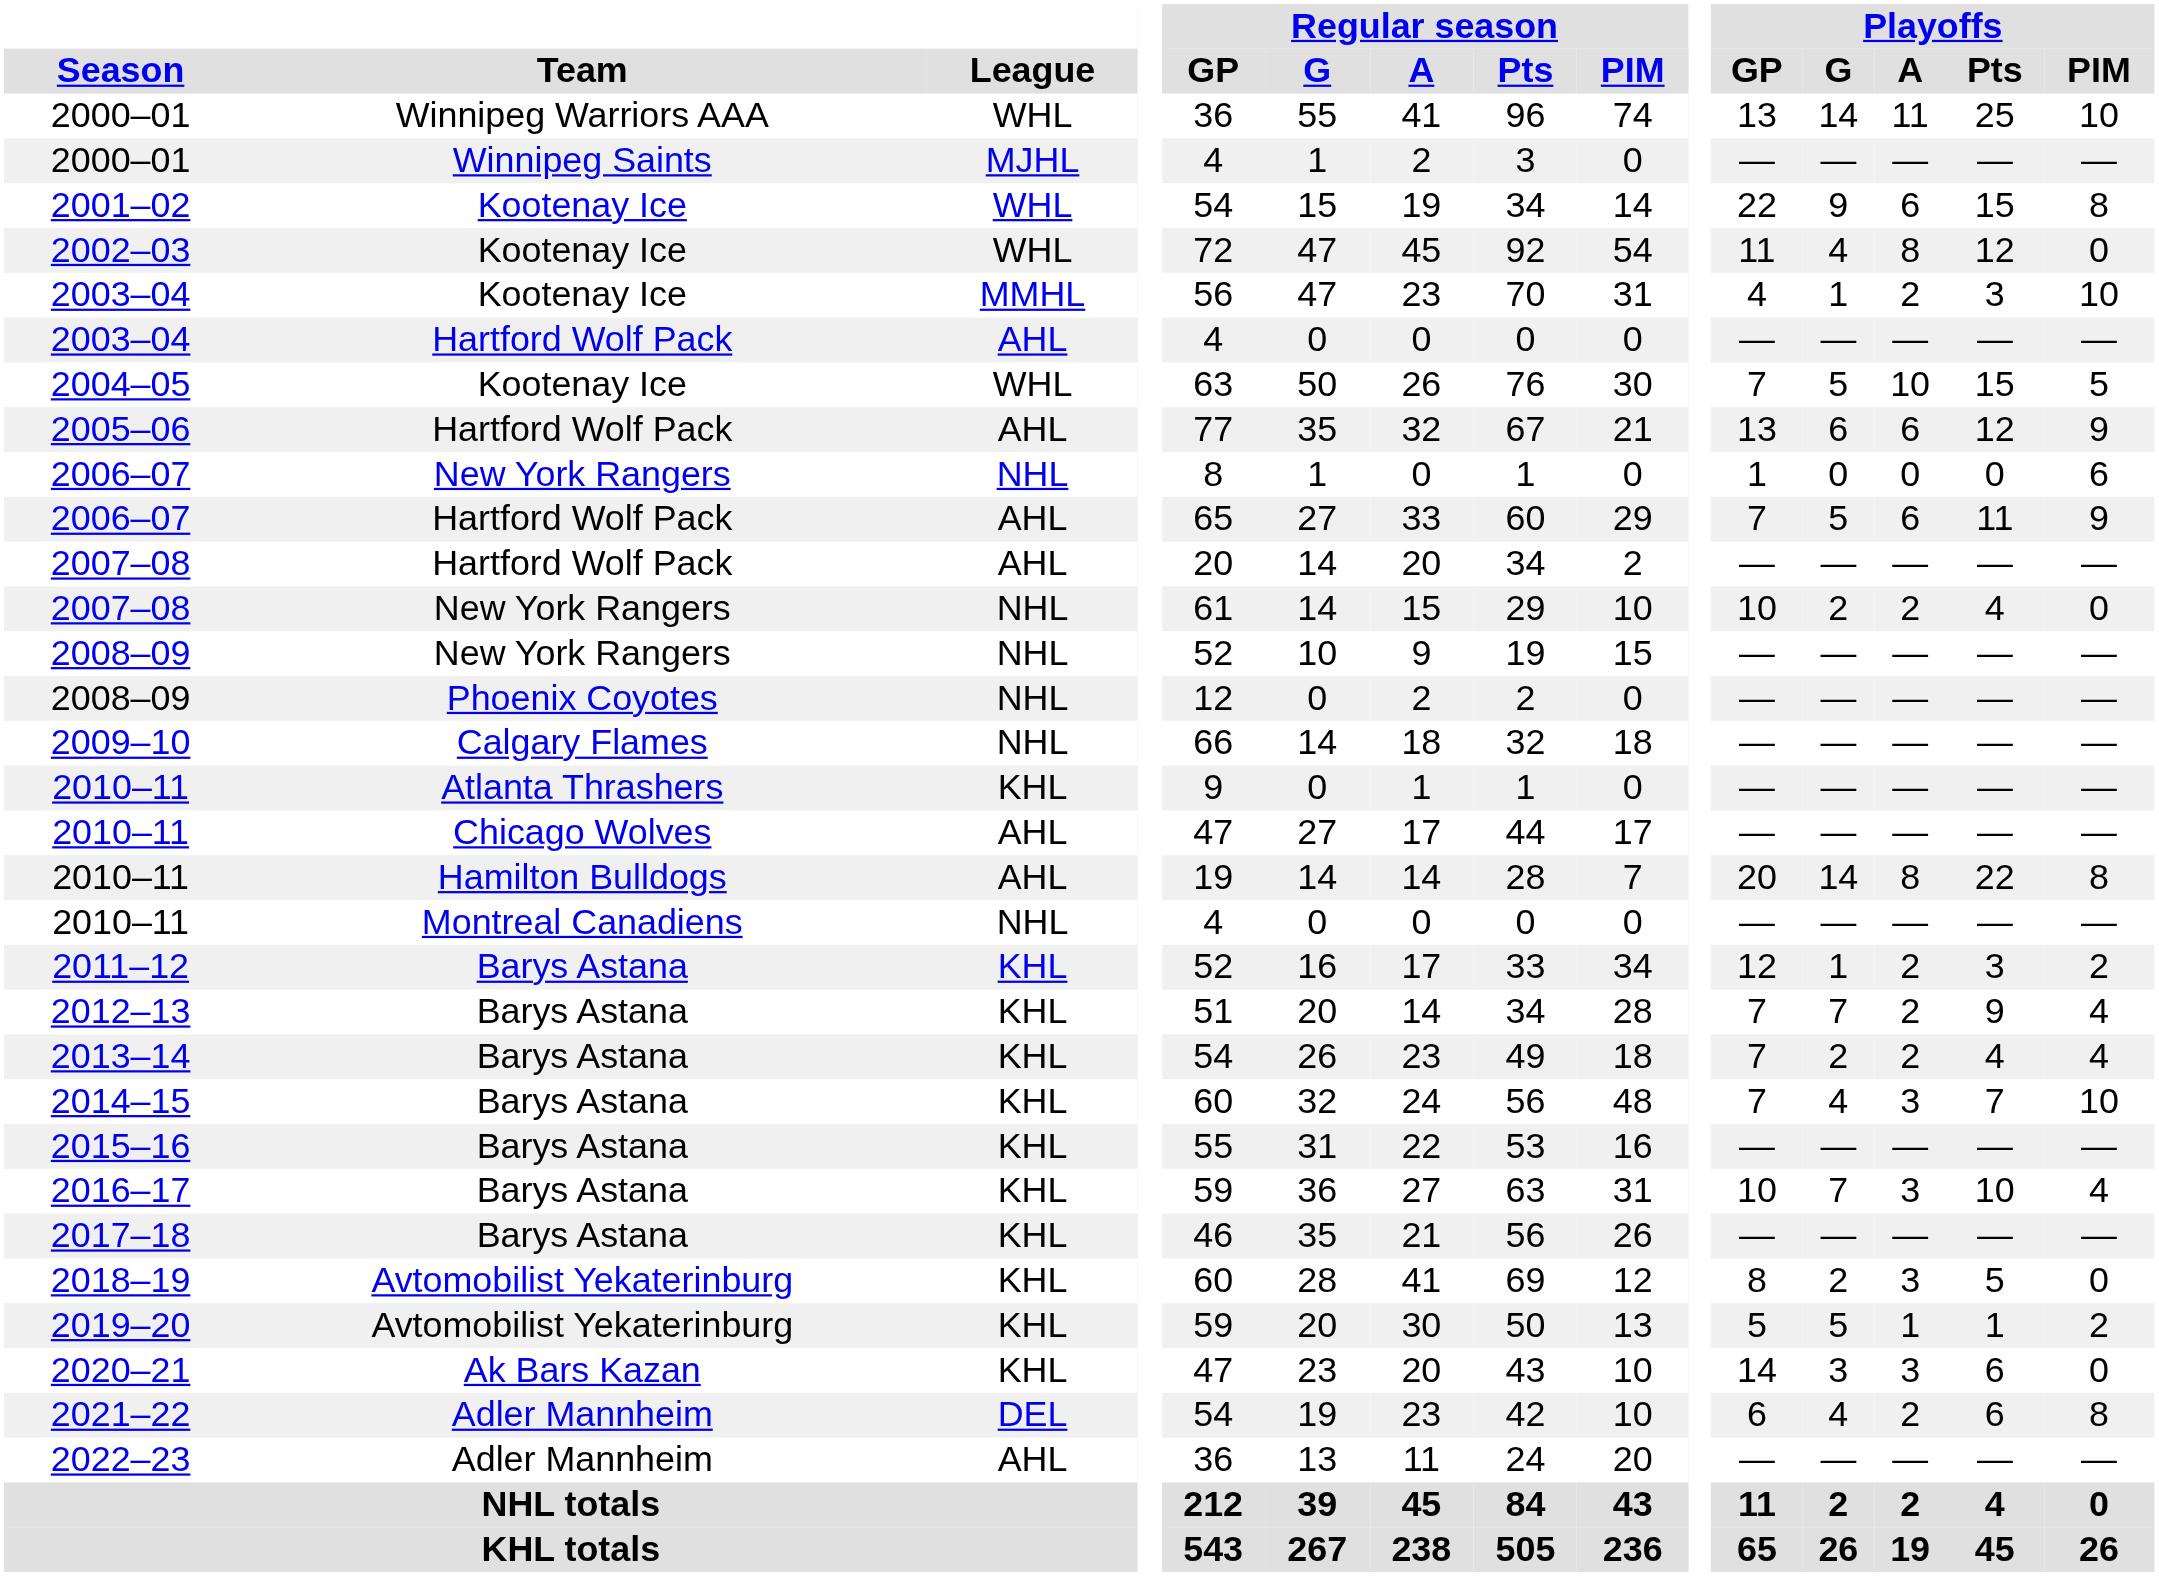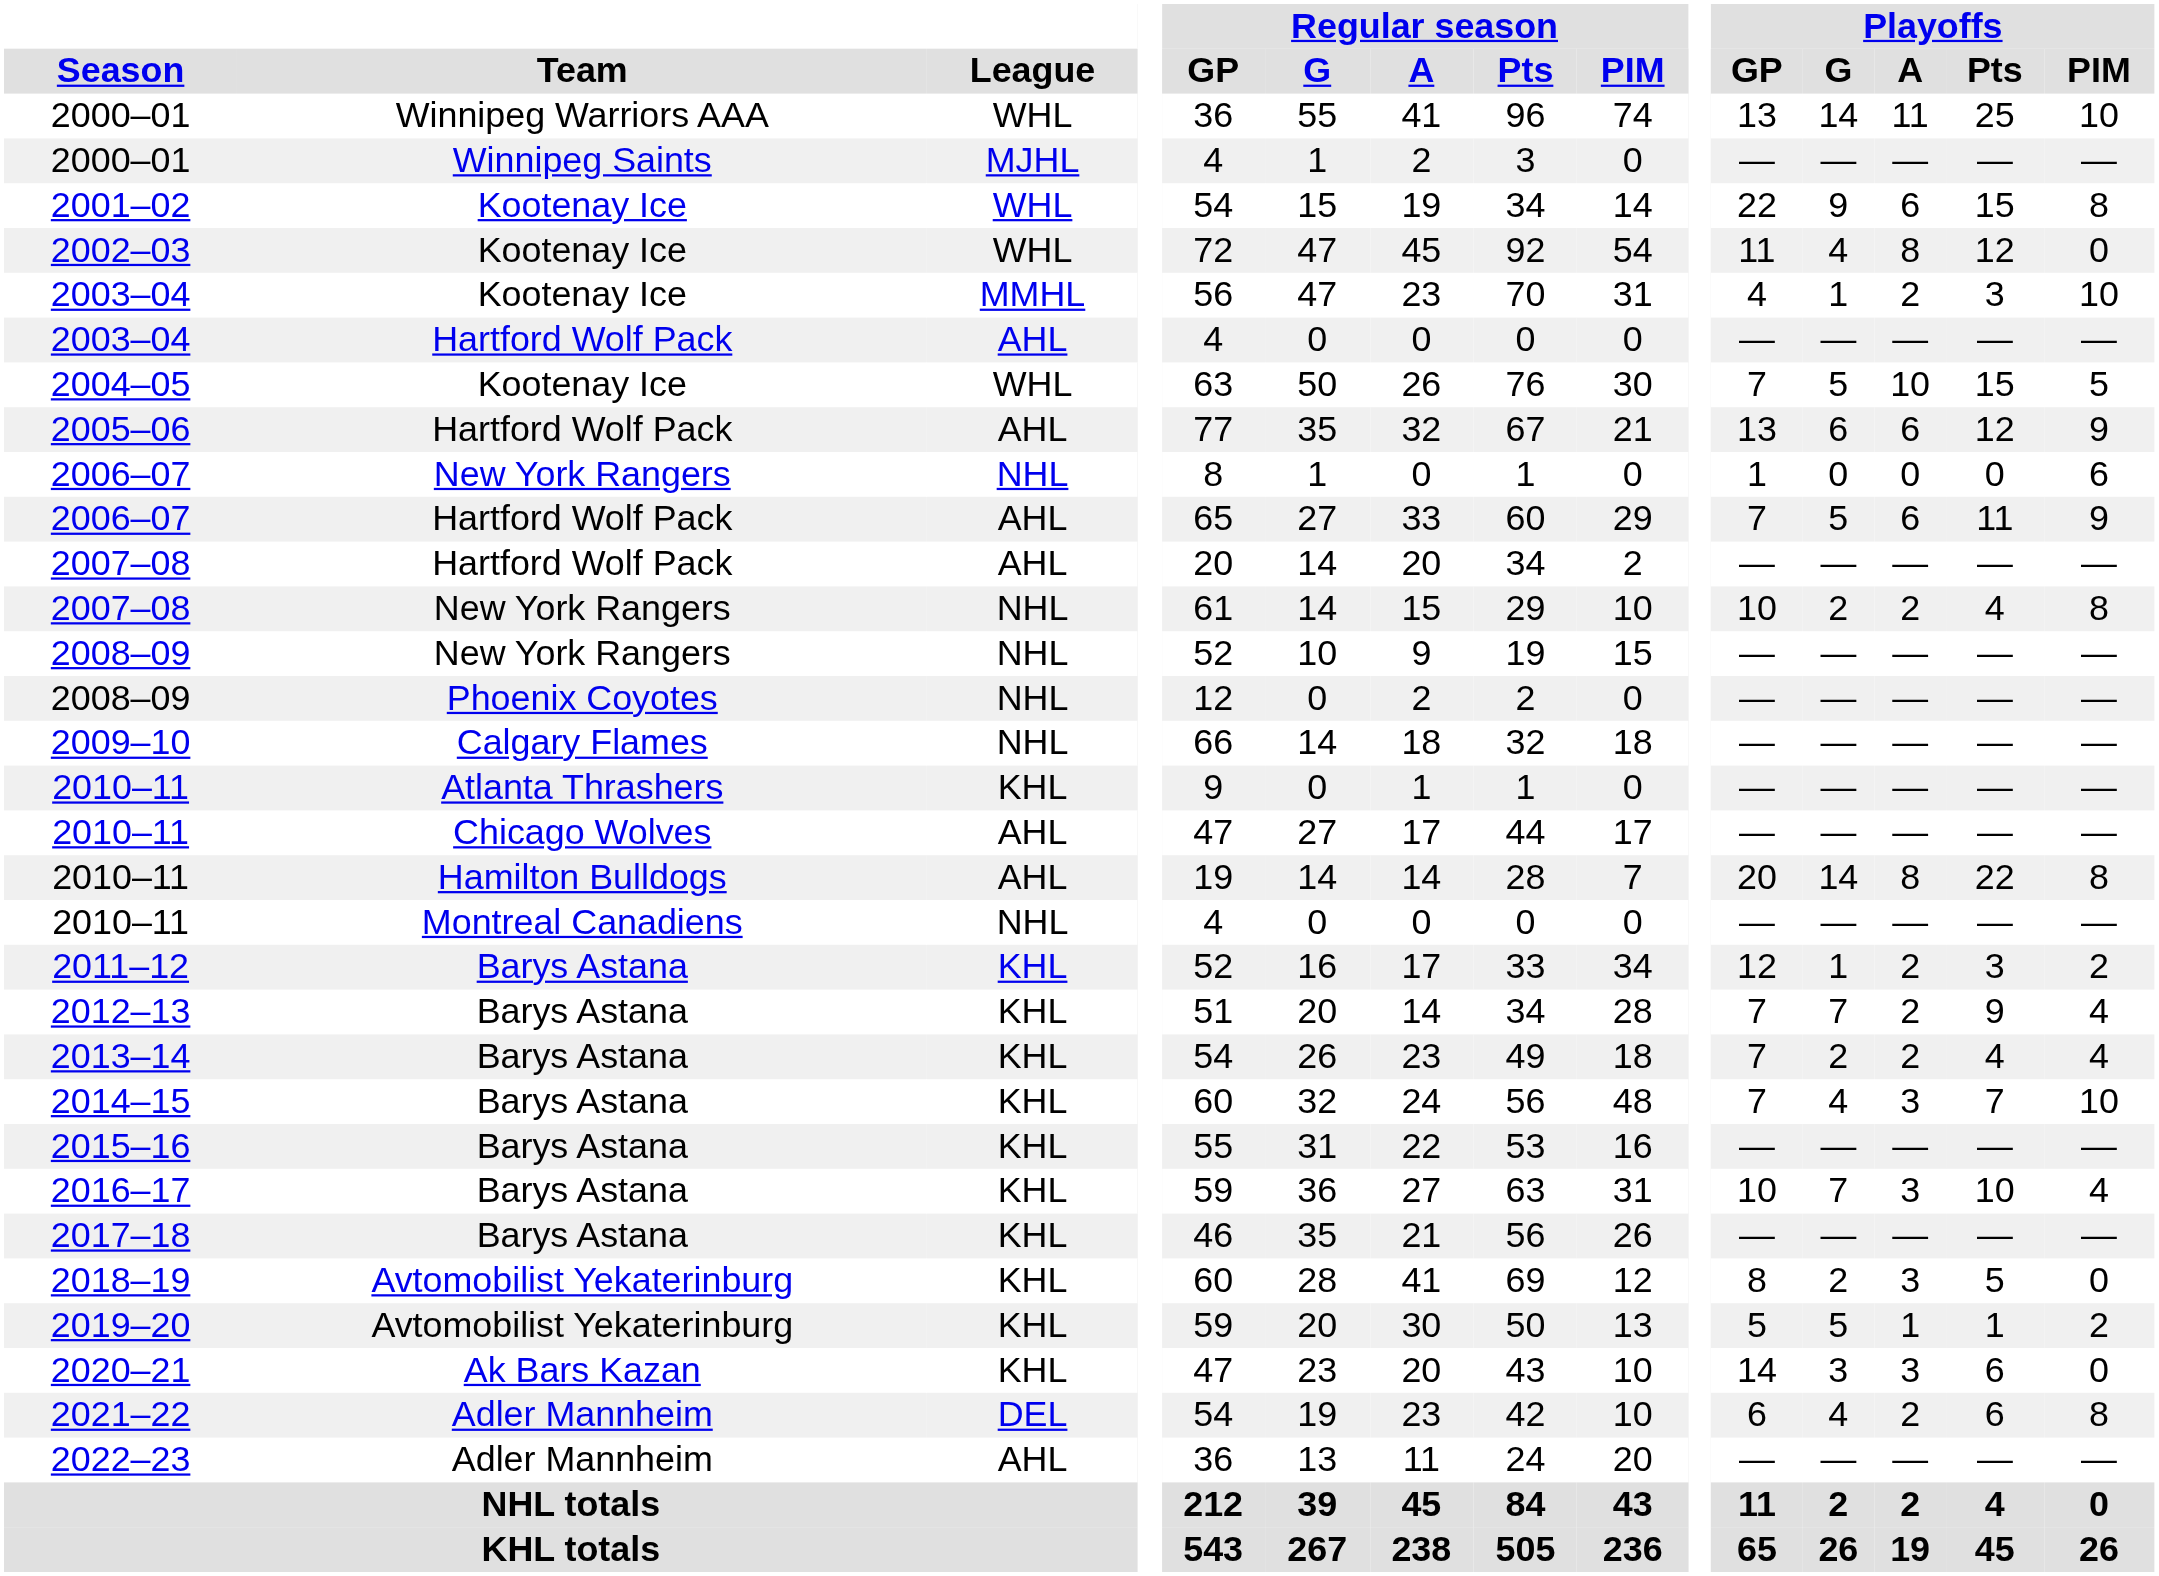(2099, 608) 0 -> (2099, 608) 8
